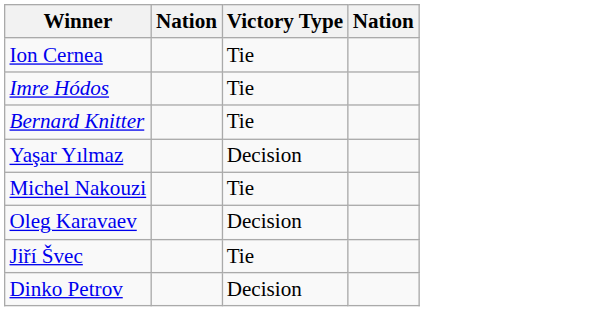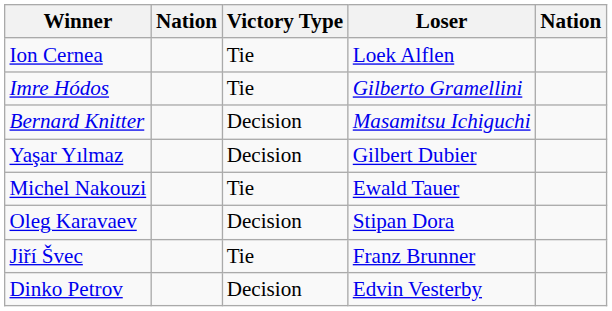+ column: (442, 21)
(240, 121) Tie -> (264, 121) Decision
